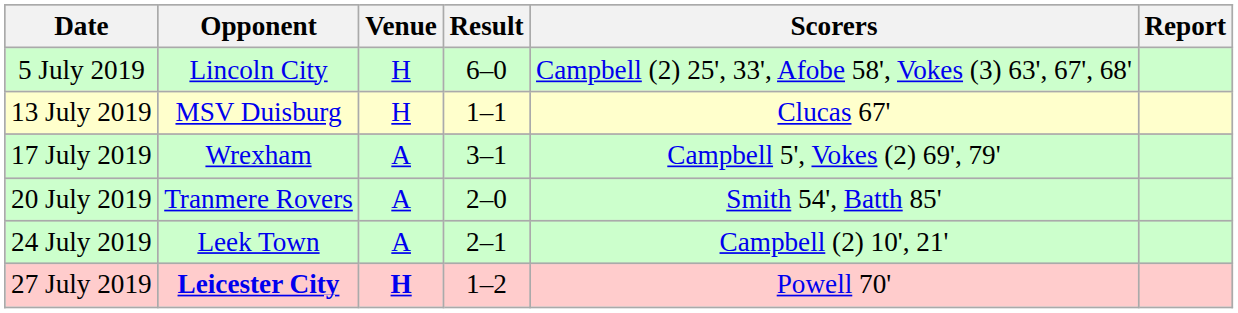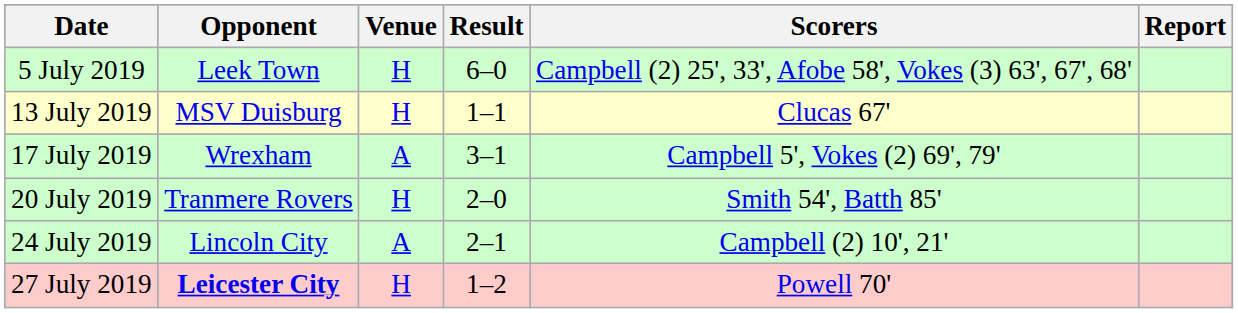(259, 69) Lincoln City -> (258, 69) Leek Town
(401, 198) A -> (401, 198) H
(258, 241) Leek Town -> (259, 241) Lincoln City
(401, 284) bold -> (401, 284) normal
